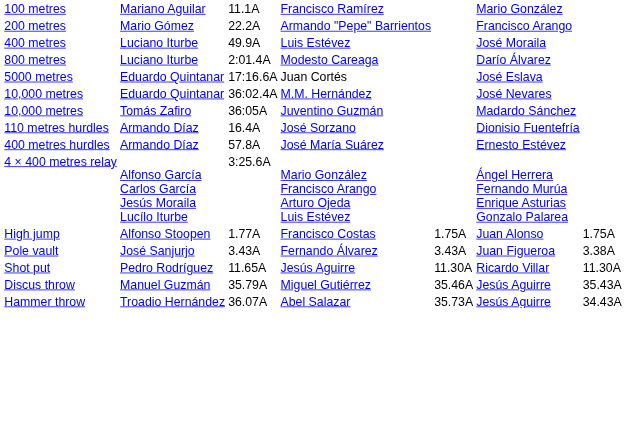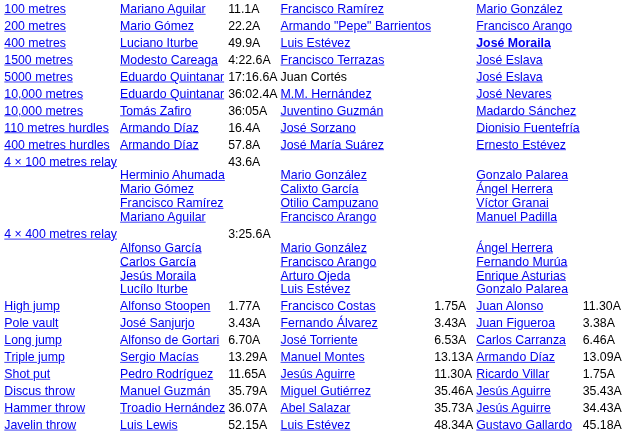(511, 43) normal -> (514, 43) bold
- row: (35, 60)
+ row: (39, 60)
+ row: (61, 161)
(599, 234) 1.75A -> (602, 306) 11.30A
+ row: (33, 340)
+ row: (35, 357)
(602, 268) 11.30A -> (599, 374) 1.75A
+ row: (40, 425)
